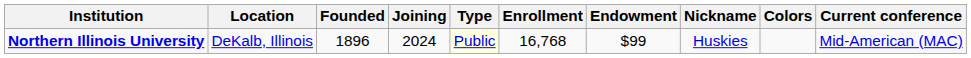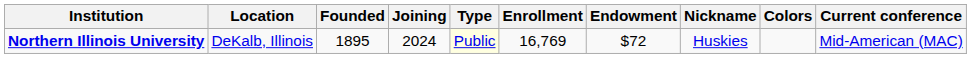(352, 41) 1896 -> (352, 41) 1895
(543, 41) 16,768 -> (543, 41) 16,769
(633, 41) $99 -> (633, 41) $72
